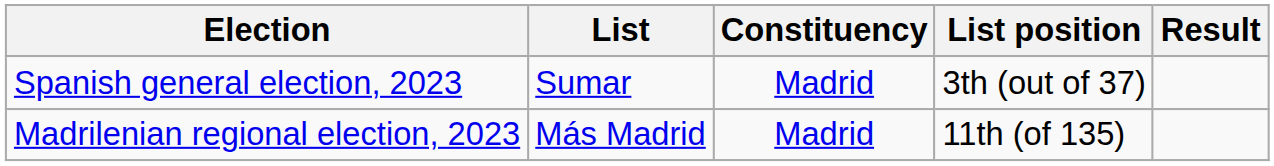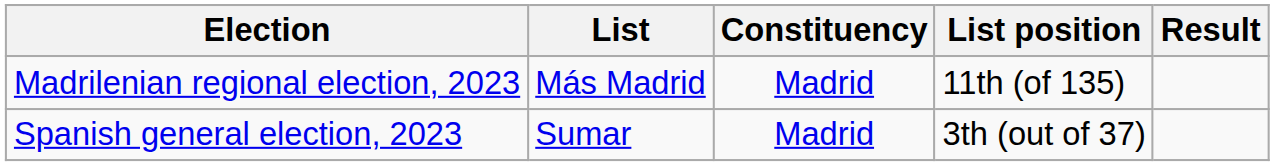rows swapped: (267, 133) <-> (238, 82)
